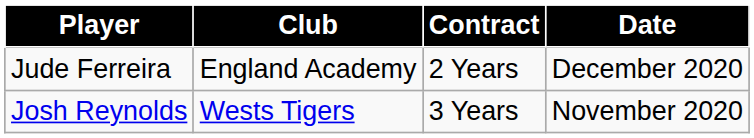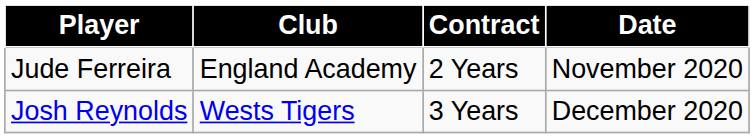(647, 68) December 2020 -> (647, 68) November 2020
(647, 111) November 2020 -> (647, 111) December 2020
